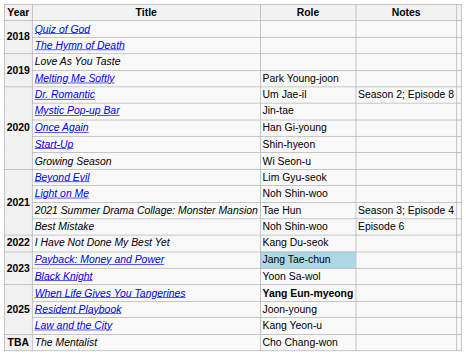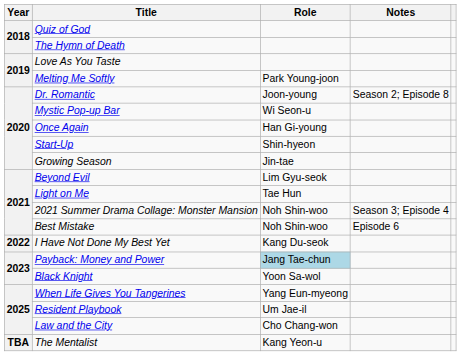(285, 95) Um Jae-il -> (290, 95) Joon-young
(278, 111) Jin-tae -> (287, 111) Wi Seon-u
(287, 161) Wi Seon-u -> (278, 161) Jin-tae
(295, 194) Noh Shin-woo -> (282, 194) Tae Hun
(282, 210) Tae Hun -> (295, 210) Noh Shin-woo
(308, 293) bold -> (305, 293) normal
(290, 309) Joon-young -> (285, 309) Um Jae-il
(292, 326) Kang Yeon-u -> (300, 326) Cho Chang-won
(300, 342) Cho Chang-won -> (292, 342) Kang Yeon-u
